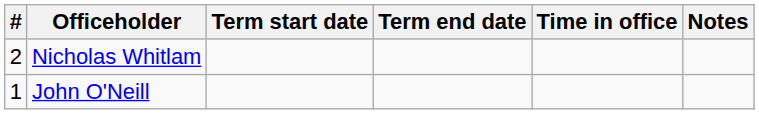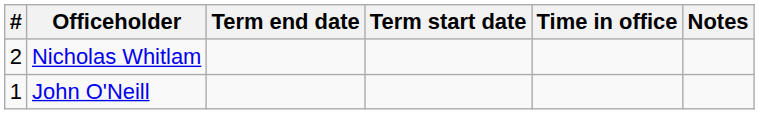columns swapped: (290, 21) <-> (452, 21)
